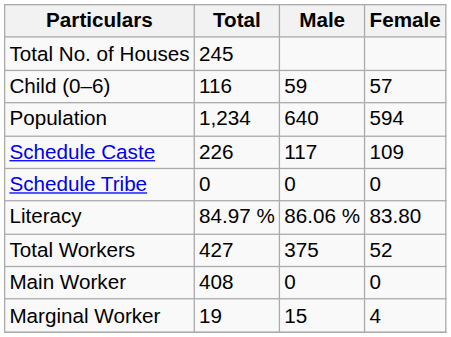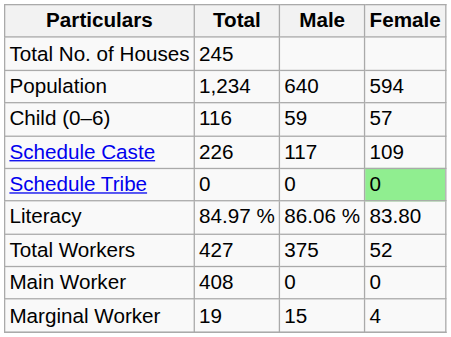rows swapped: (58, 119) <-> (60, 86)
(375, 184) no background -> (375, 184) lightgreen background
